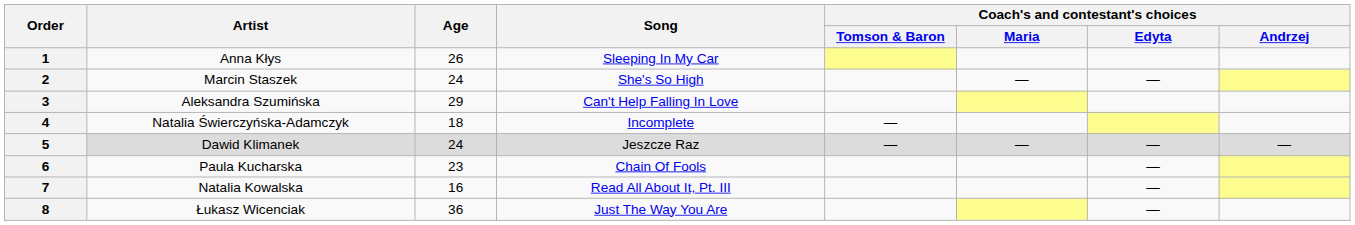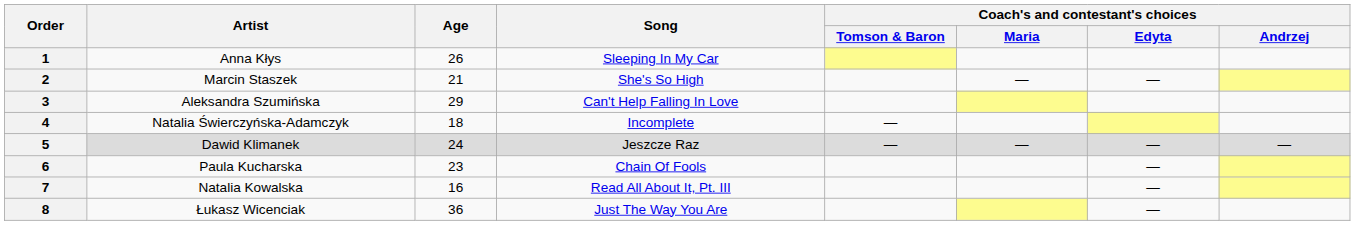(456, 79) 24 -> (456, 79) 21
